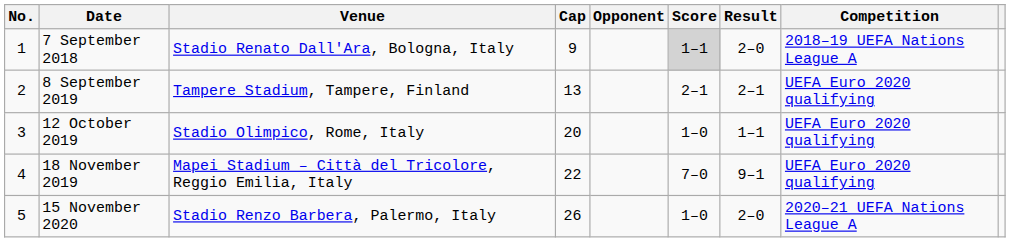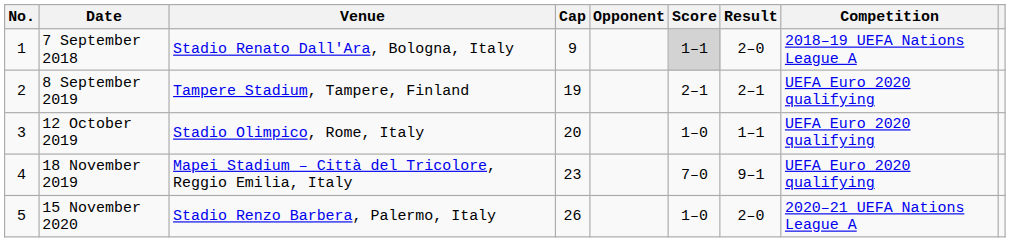(573, 91) 13 -> (573, 91) 19
(573, 175) 22 -> (573, 175) 23
